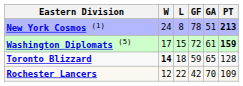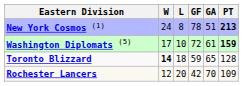(181, 44) 15 -> (181, 44) 10
(181, 74) 22 -> (181, 74) 20
